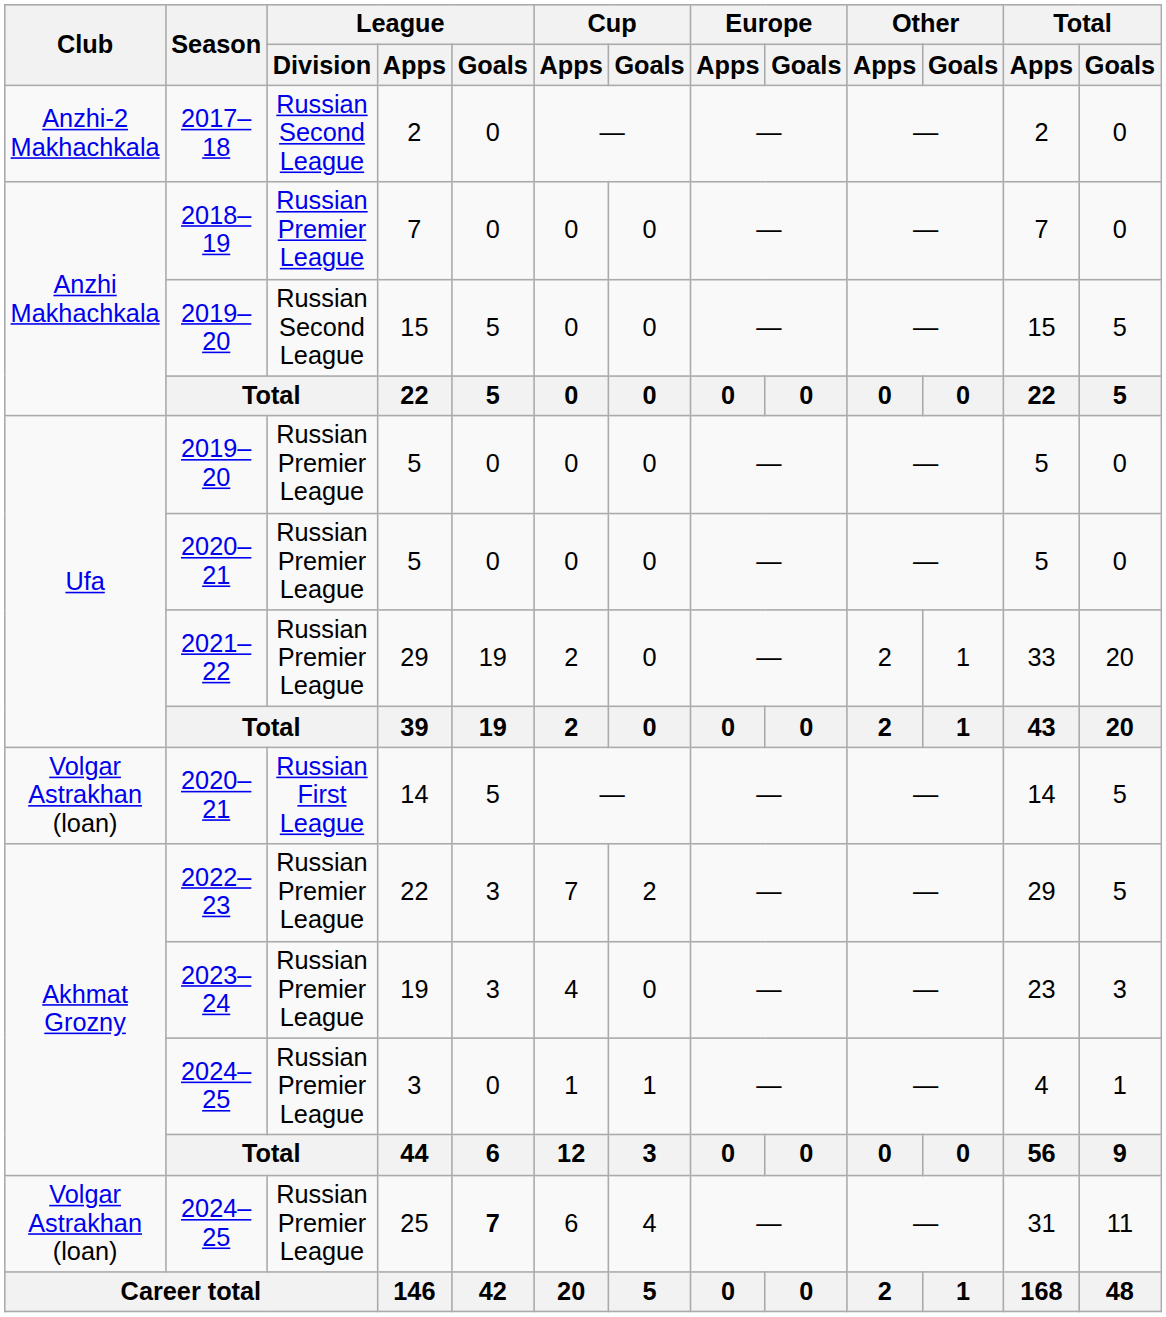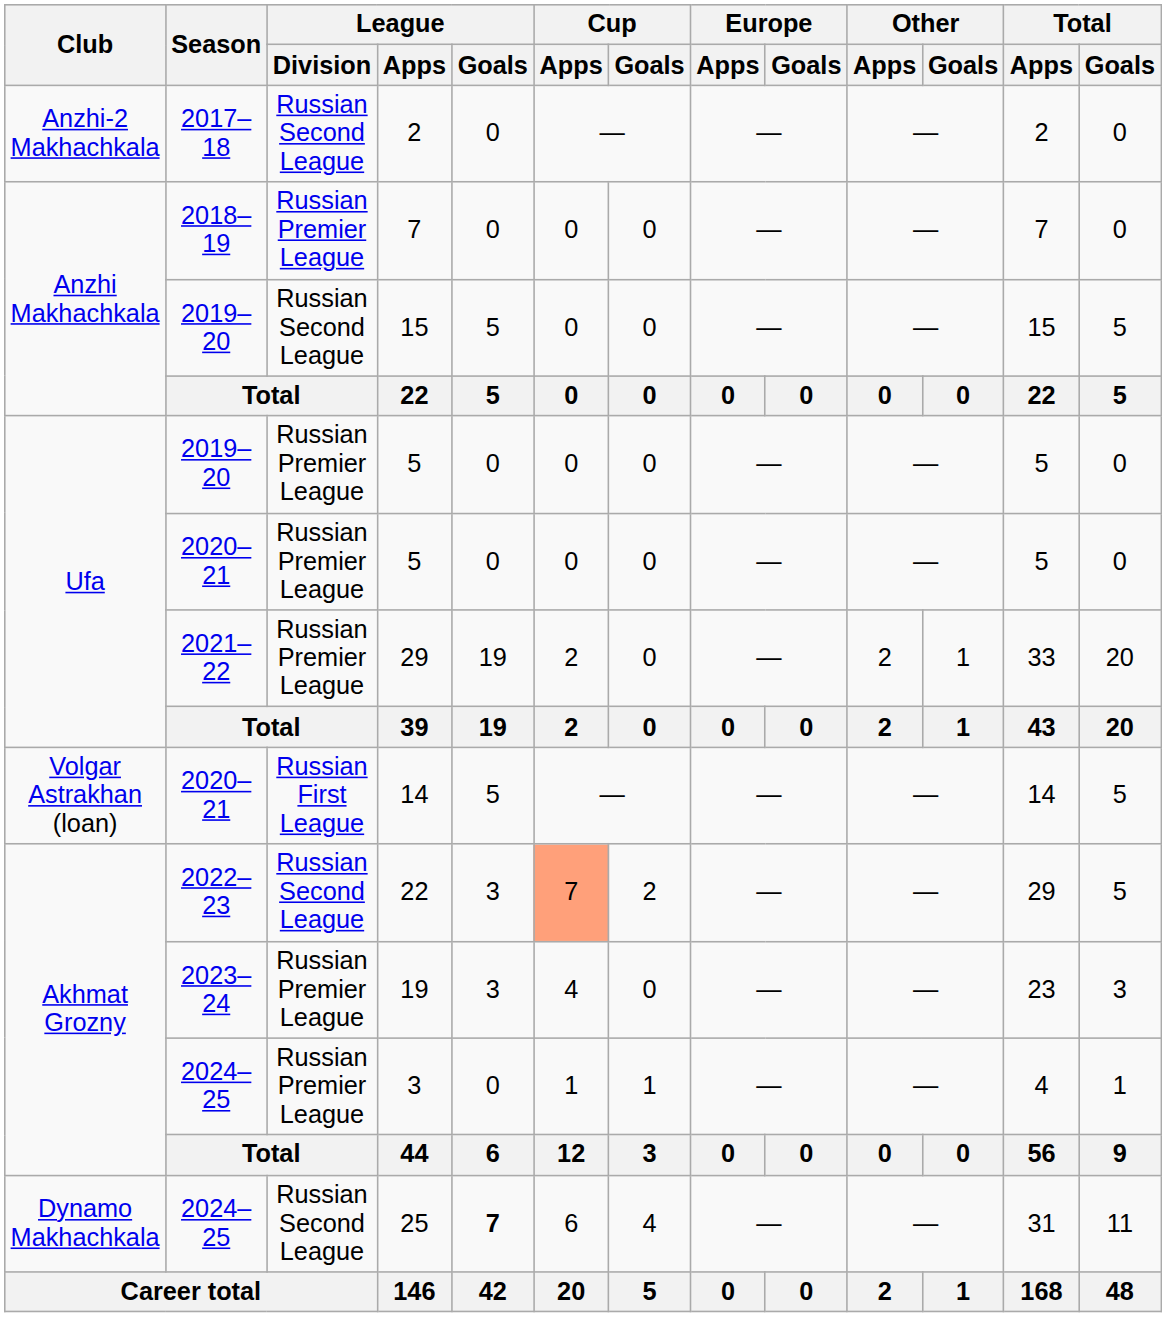(322, 892) Russian Premier League -> (322, 892) Russian Second League
(571, 892) no background -> (571, 892) lightsalmon background
(85, 1223) Volgar Astrakhan (loan) -> (85, 1223) Dynamo Makhachkala
(322, 1223) Russian Premier League -> (322, 1223) Russian Second League
